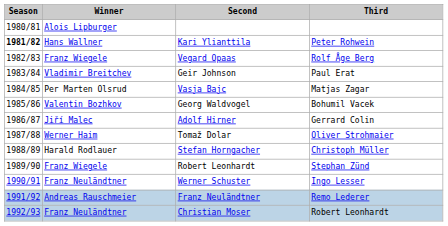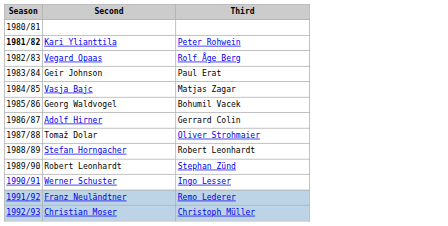- column: (109, 12)
(350, 151) Christoph Müller -> (216, 151) Robert Leonhardt
(350, 213) Robert Leonhardt -> (216, 213) Christoph Müller
